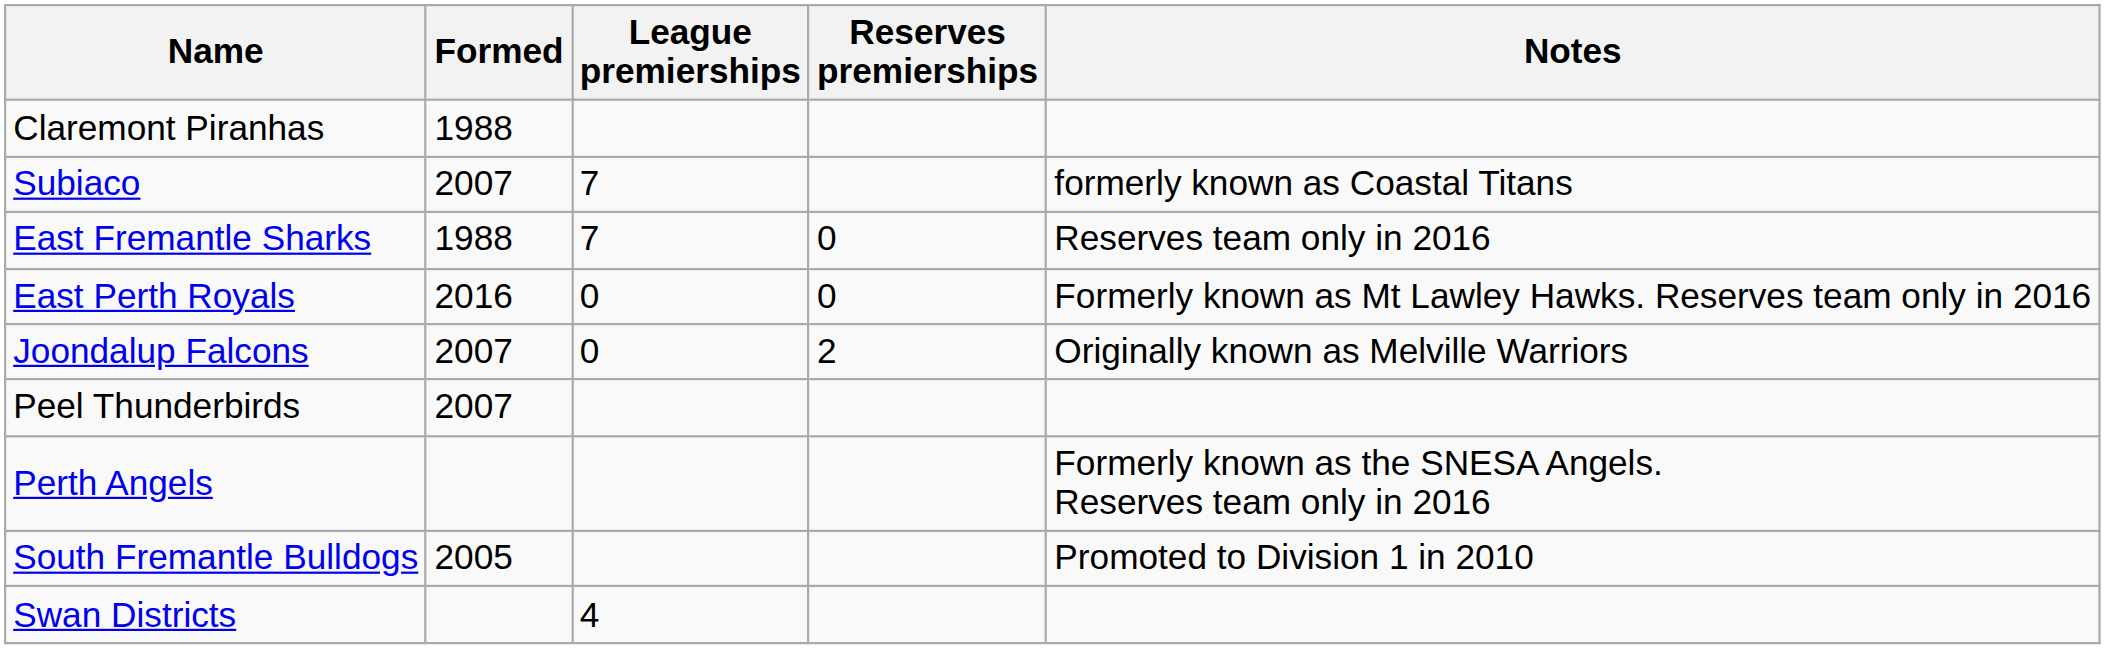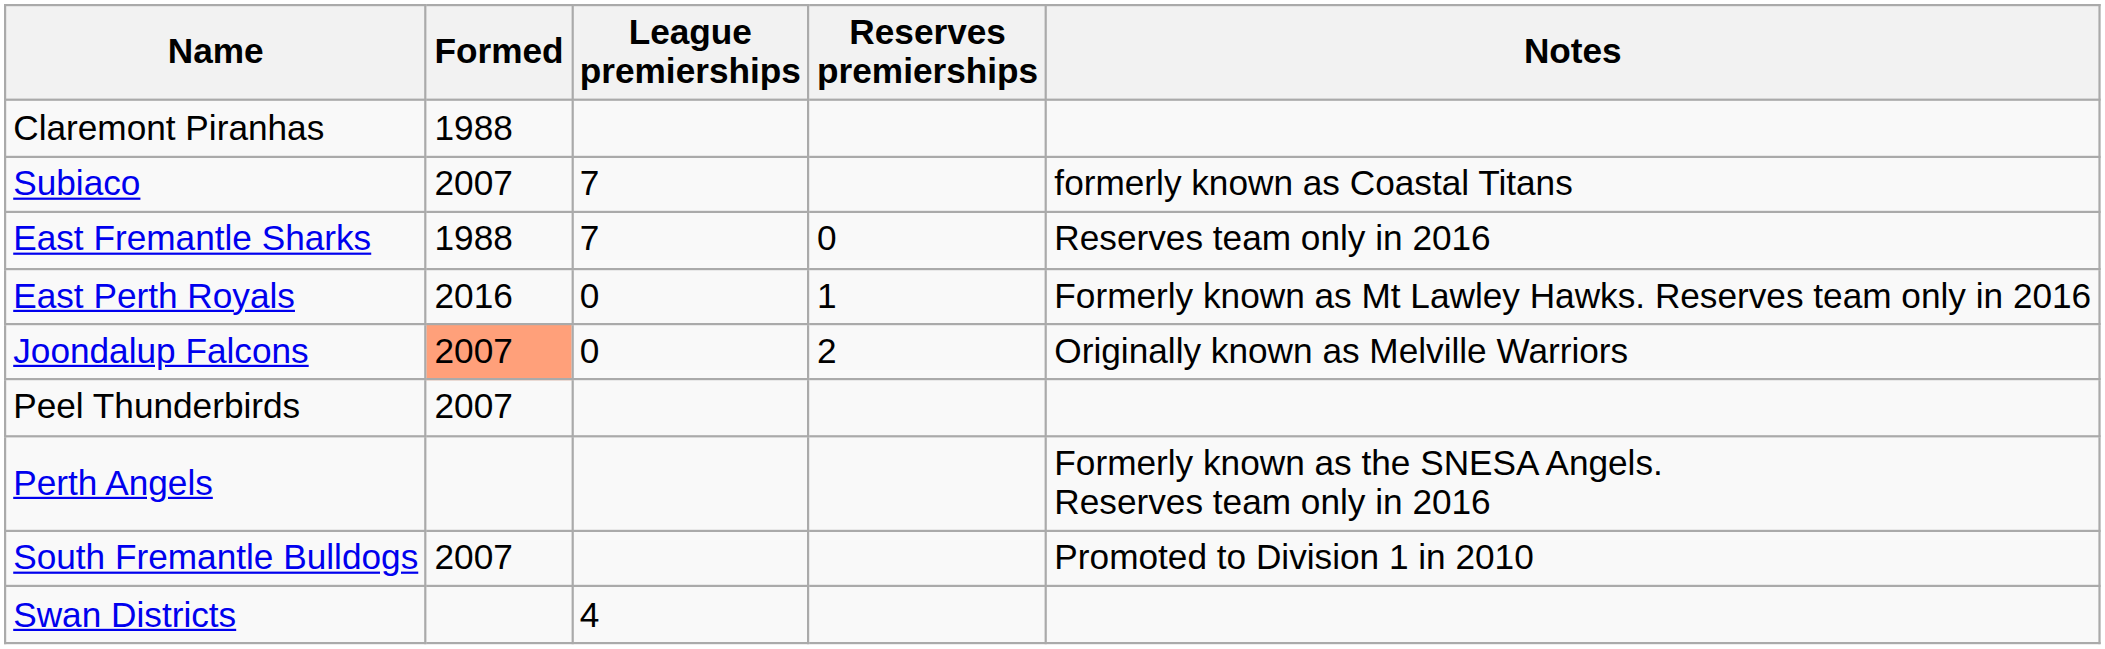(827, 295) 0 -> (827, 295) 1
(474, 351) no background -> (474, 351) lightsalmon background
(474, 558) 2005 -> (474, 558) 2007
